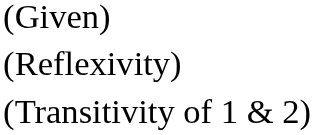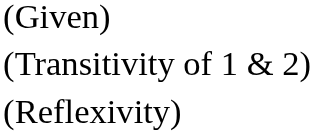rows swapped: (92, 63) <-> (157, 111)
